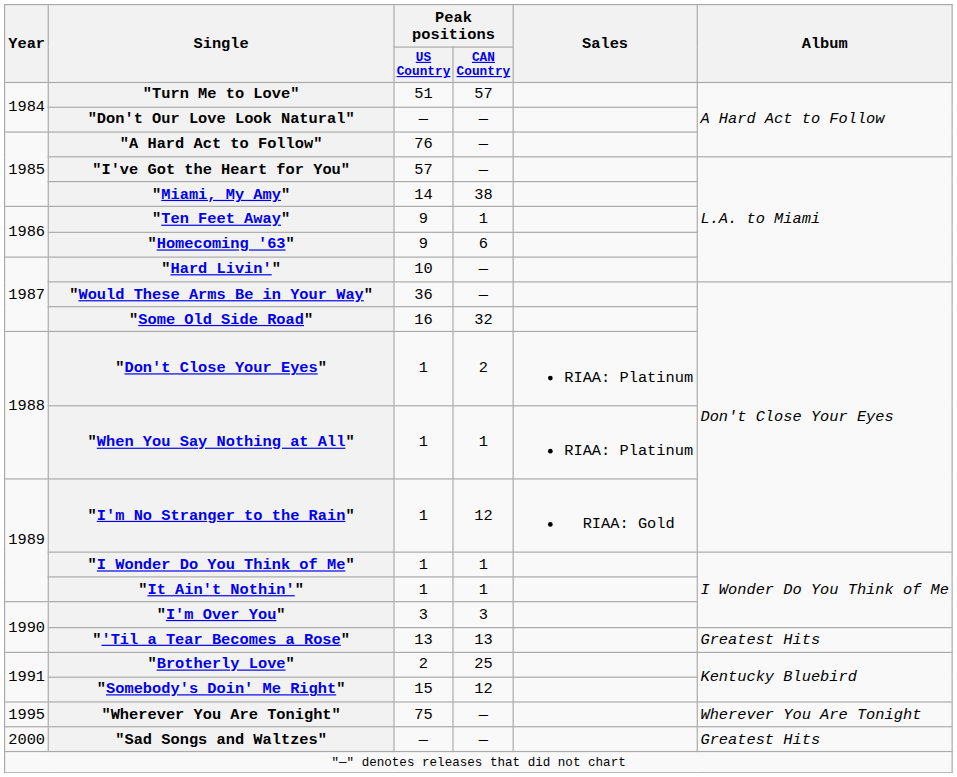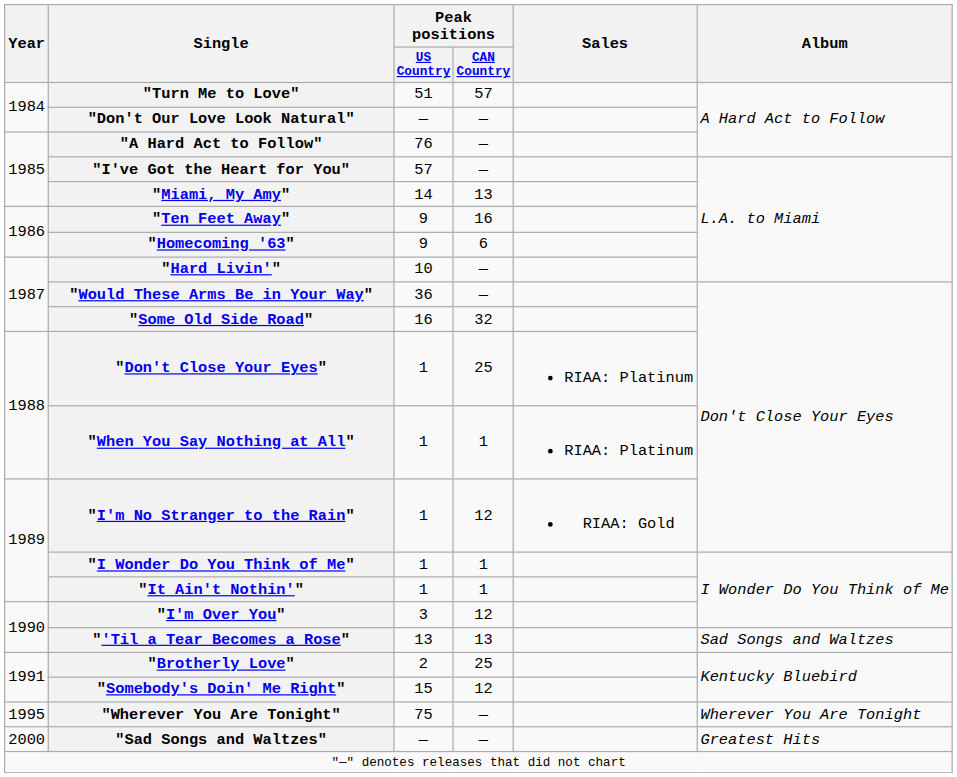(483, 194) 38 -> (483, 194) 13
(483, 219) 1 -> (483, 219) 16
(483, 369) 2 -> (483, 369) 25
(483, 615) 3 -> (483, 615) 12
(760, 640) Greatest Hits -> (797, 640) Sad Songs and Waltzes
